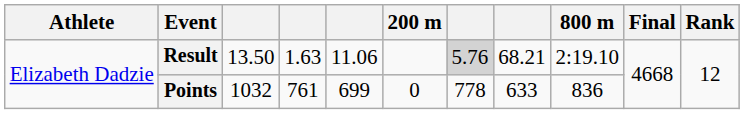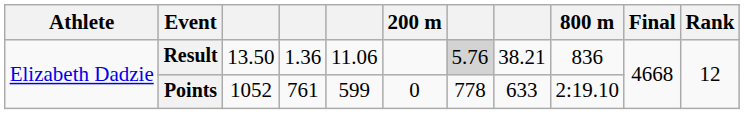(303, 56) 1.63 -> (303, 56) 1.36
(522, 56) 68.21 -> (522, 56) 38.21
(587, 56) 2:19.10 -> (587, 56) 836
(251, 91) 1032 -> (251, 91) 1052
(354, 91) 699 -> (354, 91) 599
(587, 91) 836 -> (587, 91) 2:19.10
